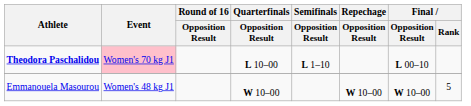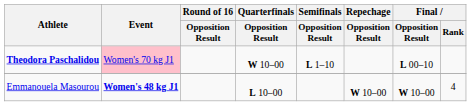(261, 65) L 10–00 -> (266, 65) W 10–00
(139, 87) normal -> (141, 87) bold
(261, 93) W 10–00 -> (266, 93) L 10–00
(449, 87) 5 -> (453, 87) 4
